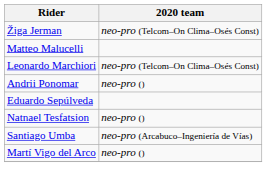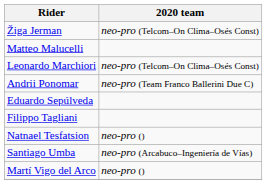(123, 83) neo-pro () -> (177, 83) neo-pro (Team Franco Ballerini Due C)
+ row: (42, 118)
